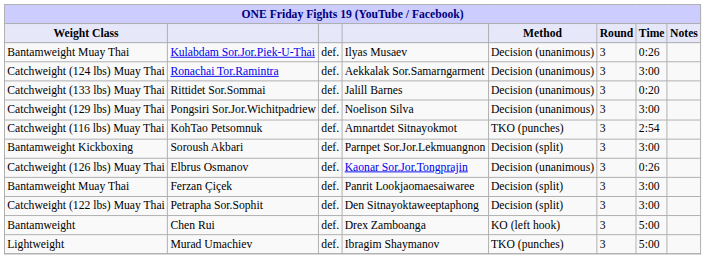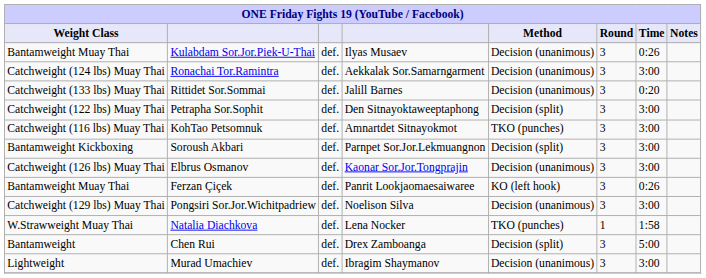rows swapped: (217, 205) <-> (243, 109)
(649, 129) 2:54 -> (649, 129) 3:00
(649, 167) 0:26 -> (649, 167) 3:00
(527, 186) Decision (split) -> (526, 186) KO (left hook)
(649, 186) 3:00 -> (649, 186) 0:26
+ row: (214, 225)
(526, 225) KO (left hook) -> (527, 244) Decision (split)
(527, 244) TKO (punches) -> (543, 263) Decision (unanimous)
(649, 244) 5:00 -> (649, 263) 3:00
